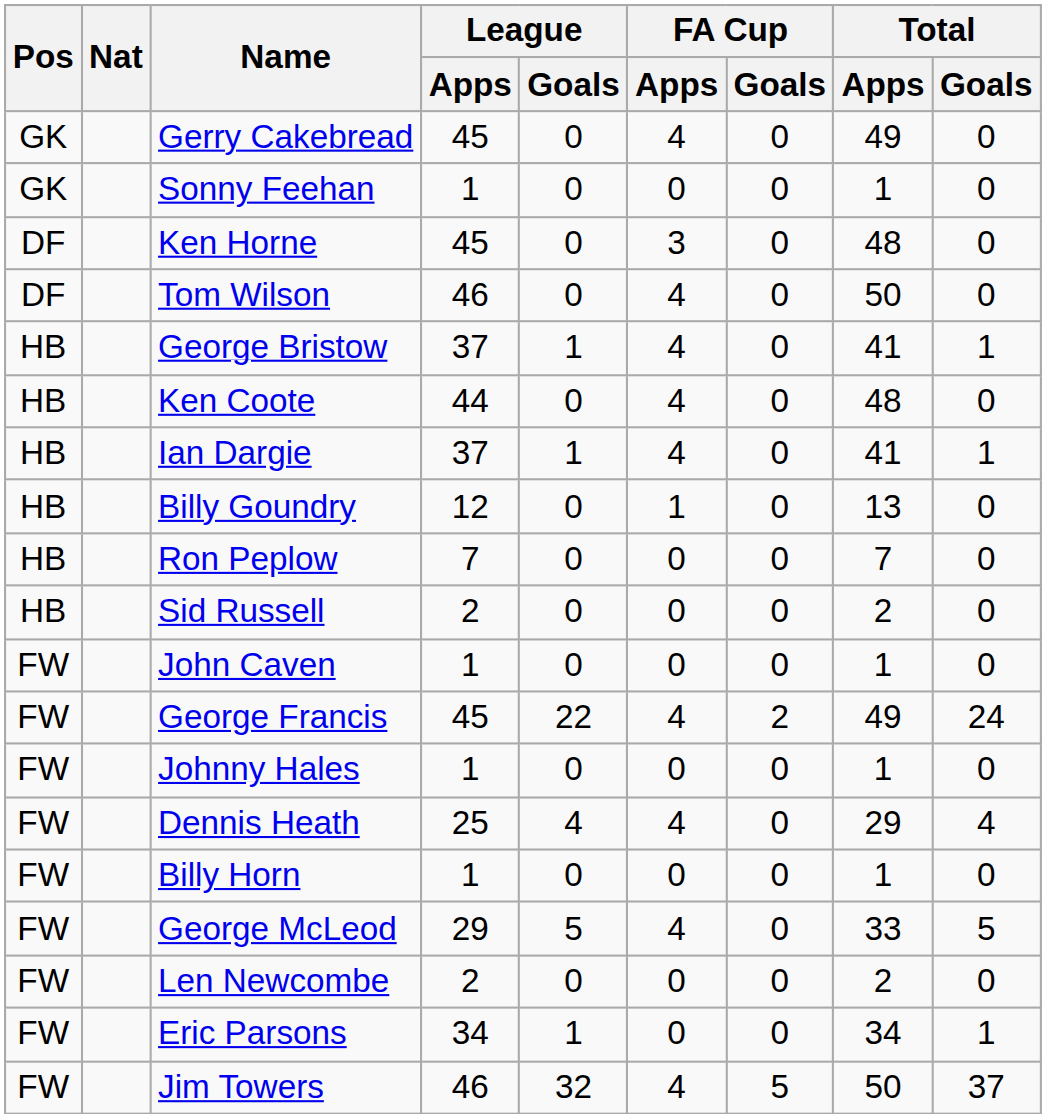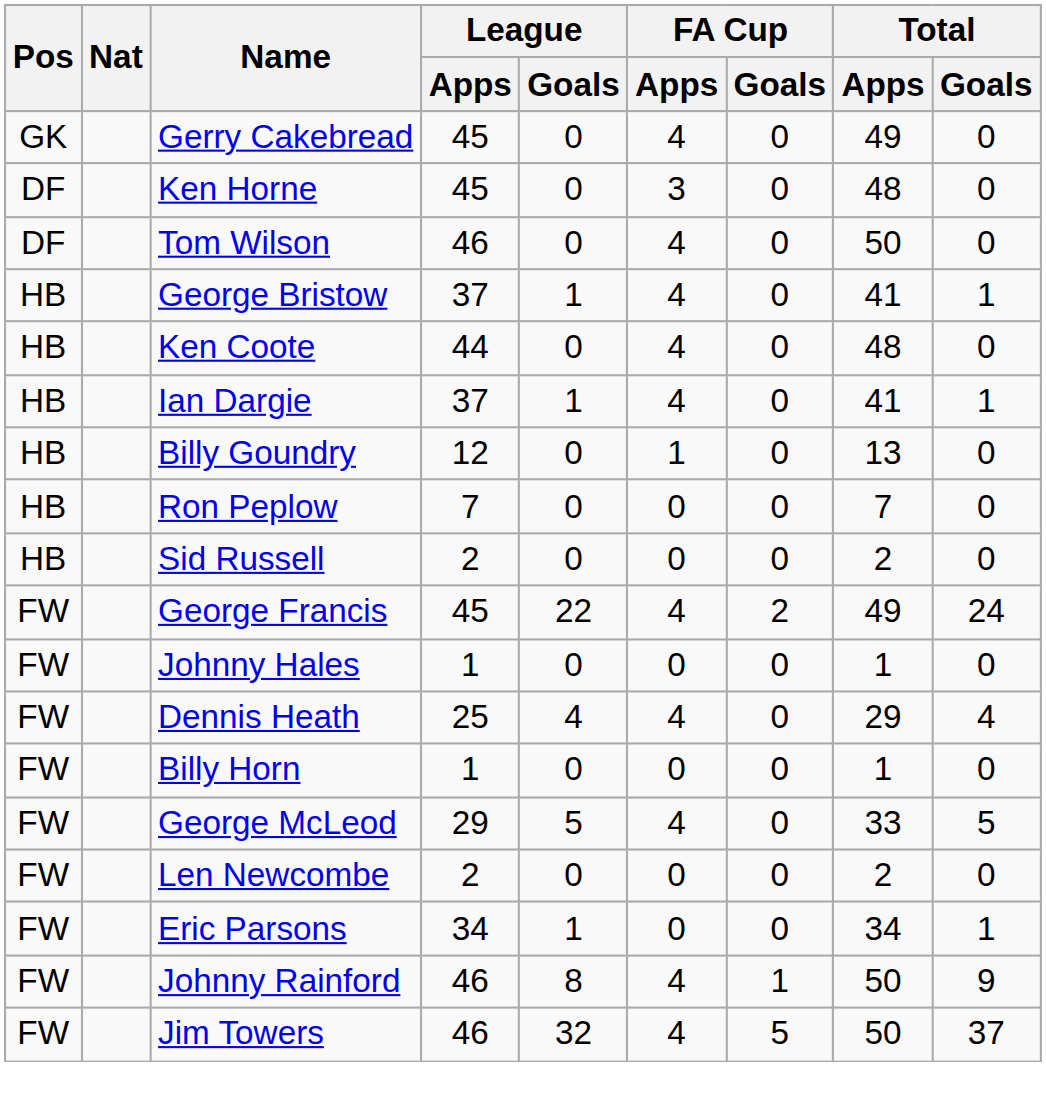- row: (266, 189)
- row: (247, 664)
+ row: (279, 980)
